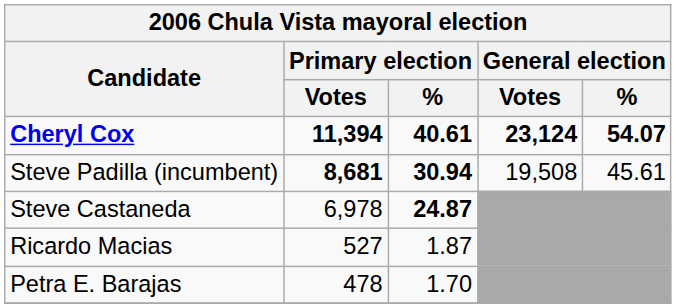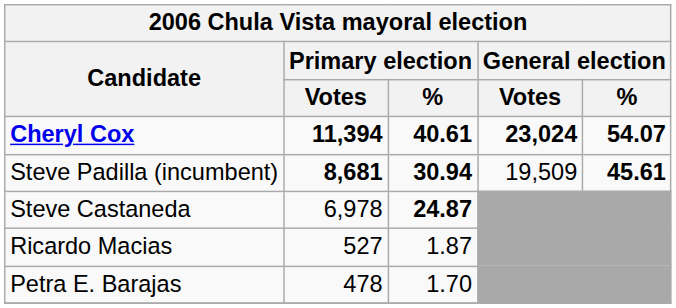(541, 135) 23,124 -> (541, 135) 23,024
(541, 172) 19,508 -> (541, 172) 19,509
(636, 172) normal -> (636, 172) bold
